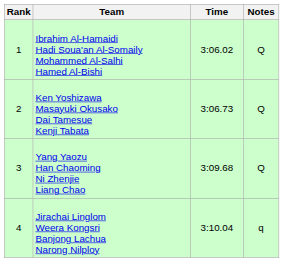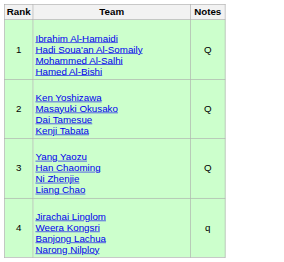- column: (217, 12)
